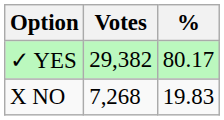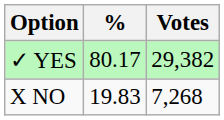columns swapped: (121, 22) <-> (188, 22)
